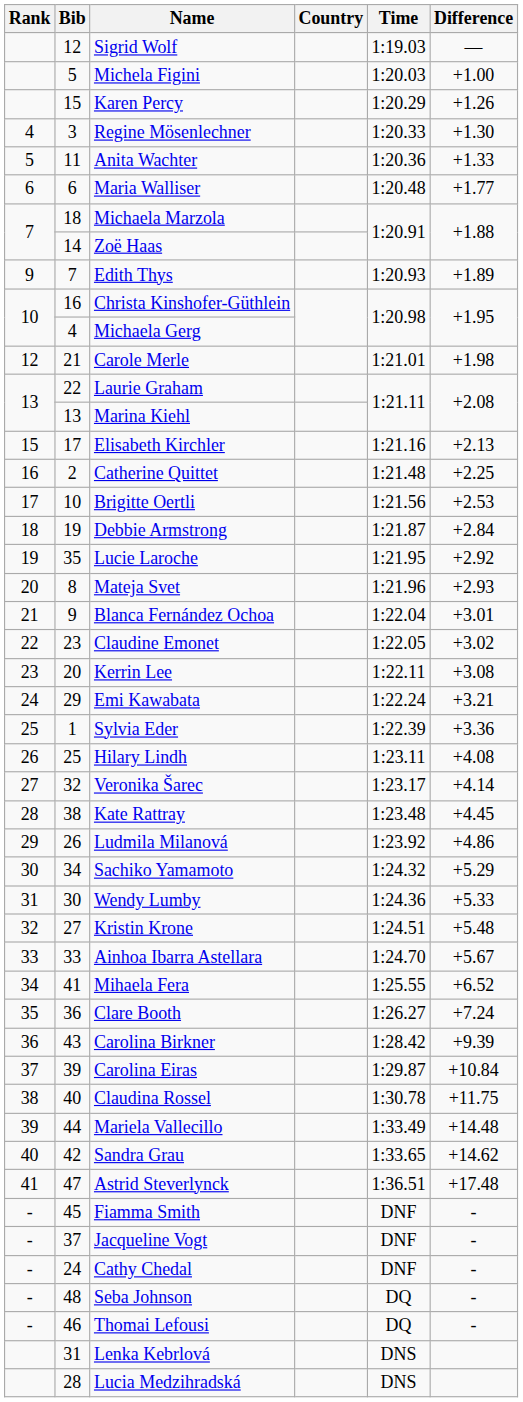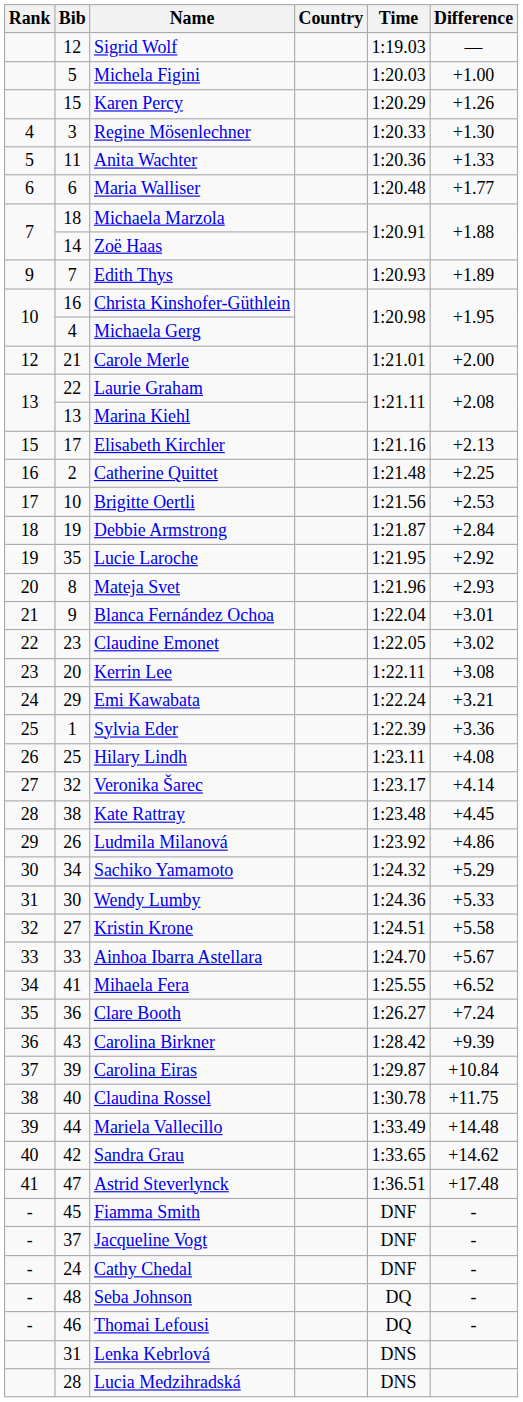(474, 359) +1.98 -> (474, 359) +2.00
(474, 928) +5.48 -> (474, 928) +5.58
